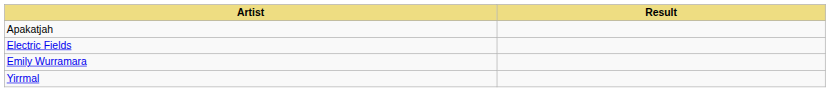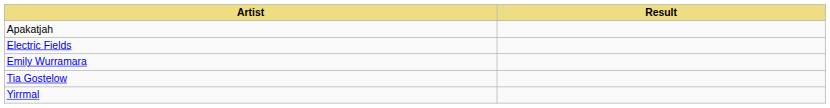+ row: (37, 78)
